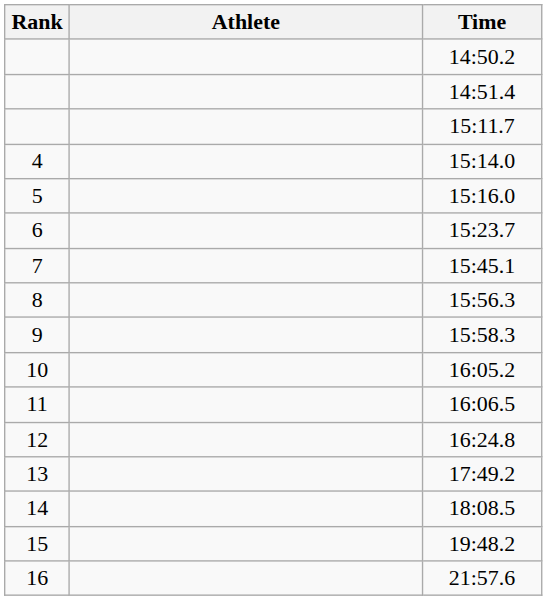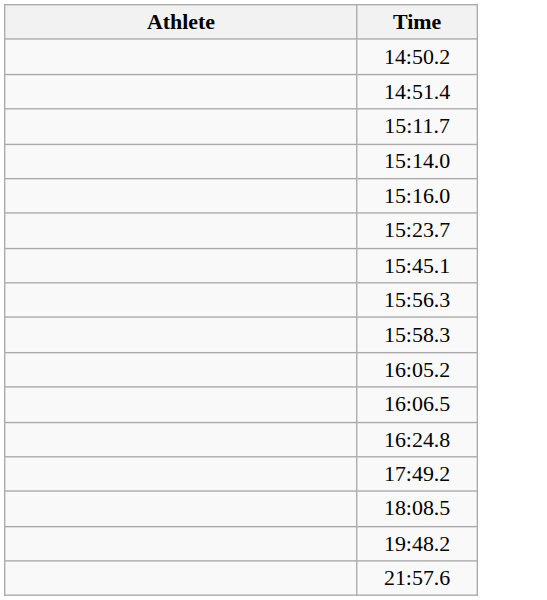- column: (37, 21)
